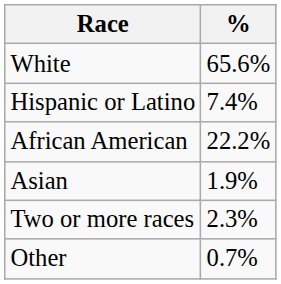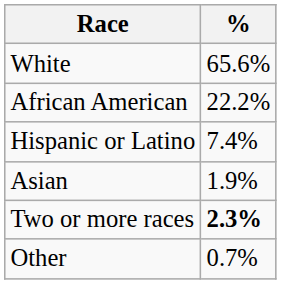rows swapped: (99, 141) <-> (103, 102)
(232, 219) normal -> (234, 219) bold
